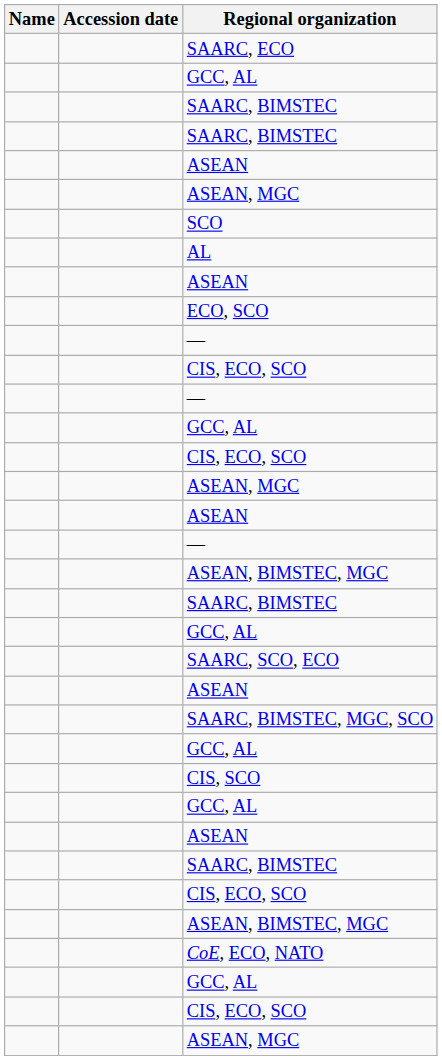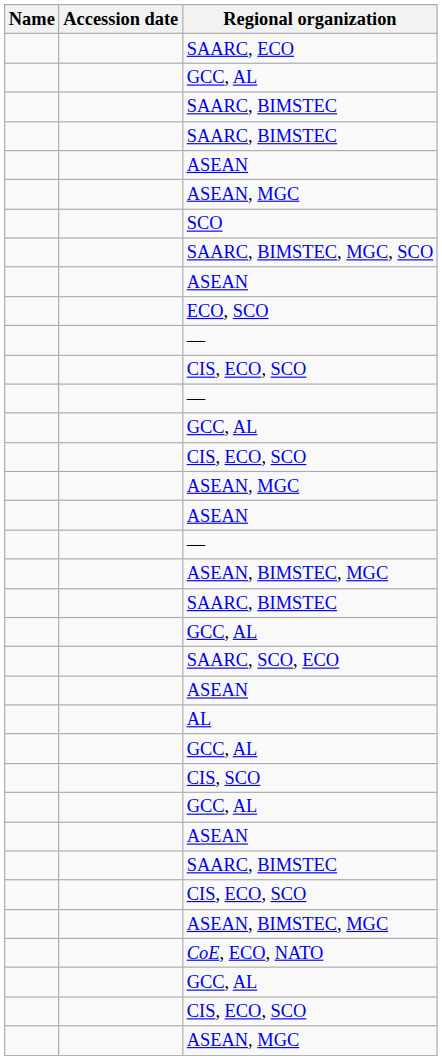rows swapped: (32, 720) <-> (32, 253)
